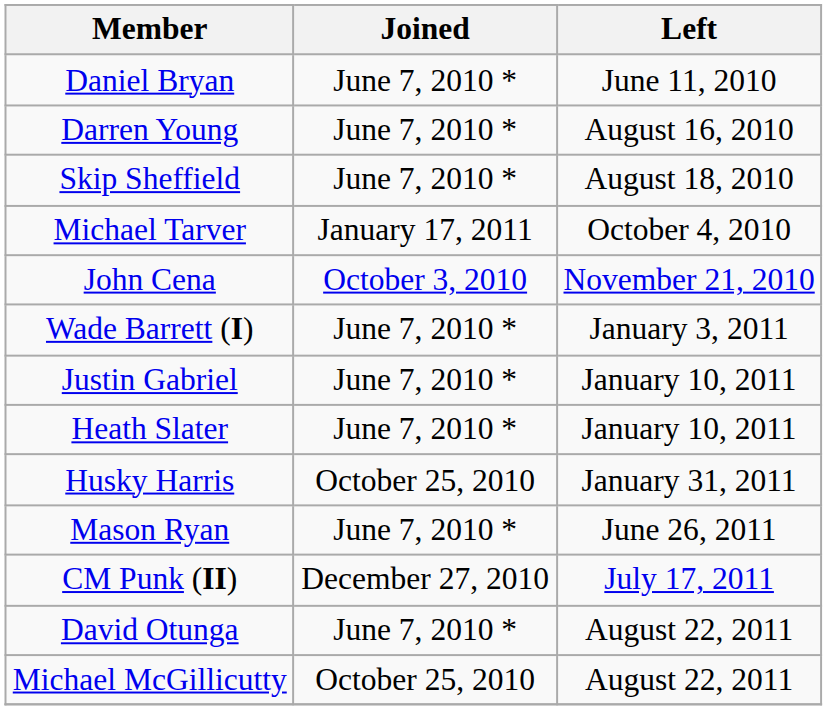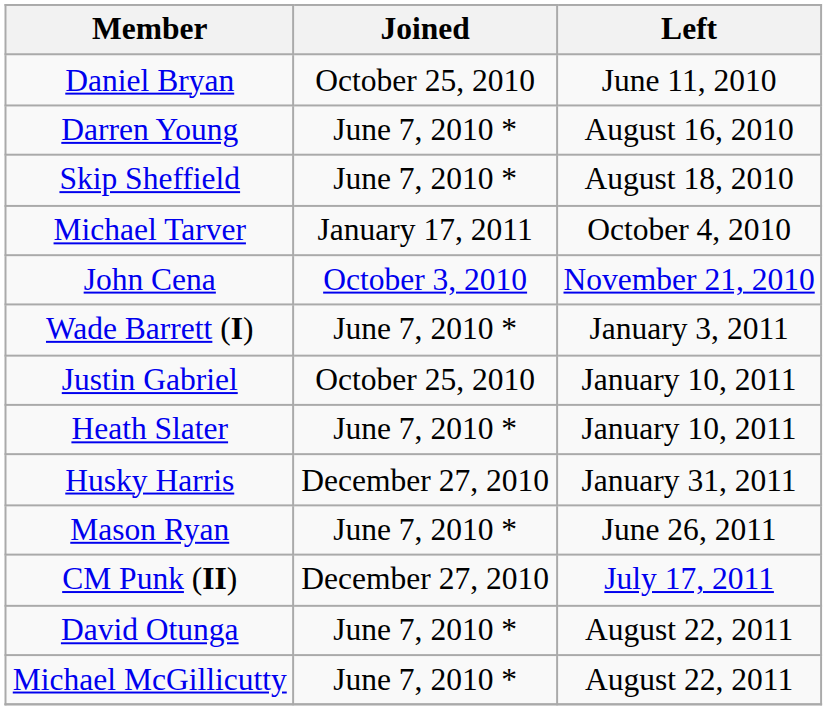(425, 79) June 7, 2010 * -> (425, 79) October 25, 2010
(425, 379) June 7, 2010 * -> (425, 379) October 25, 2010
(425, 479) October 25, 2010 -> (425, 479) December 27, 2010
(425, 679) October 25, 2010 -> (425, 679) June 7, 2010 *
